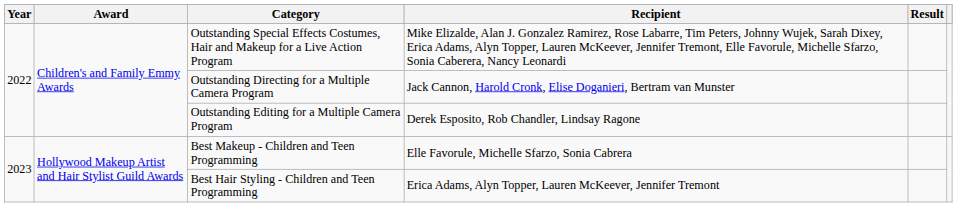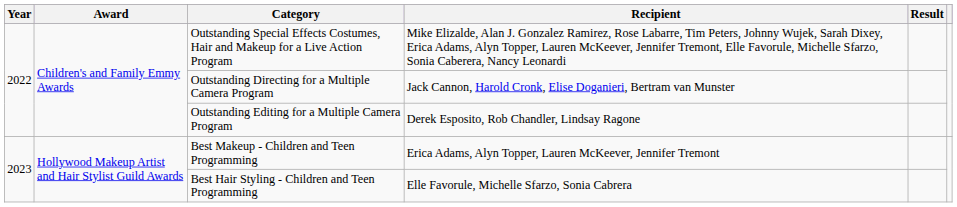(519, 152) Elle Favorule, Michelle Sfarzo, Sonia Cabrera -> (563, 152) Erica Adams, Alyn Topper, Lauren McKeever, Jennifer Tremont
(563, 185) Erica Adams, Alyn Topper, Lauren McKeever, Jennifer Tremont -> (519, 185) Elle Favorule, Michelle Sfarzo, Sonia Cabrera
